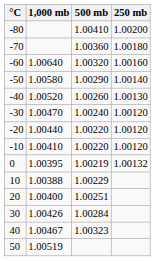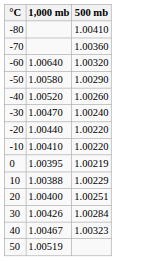- column: (131, 12)
